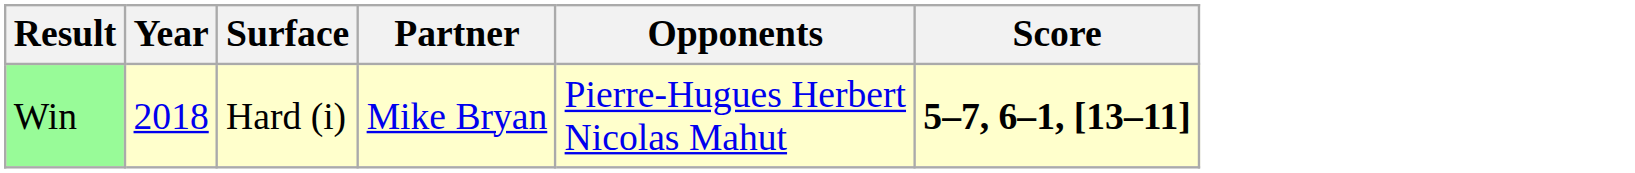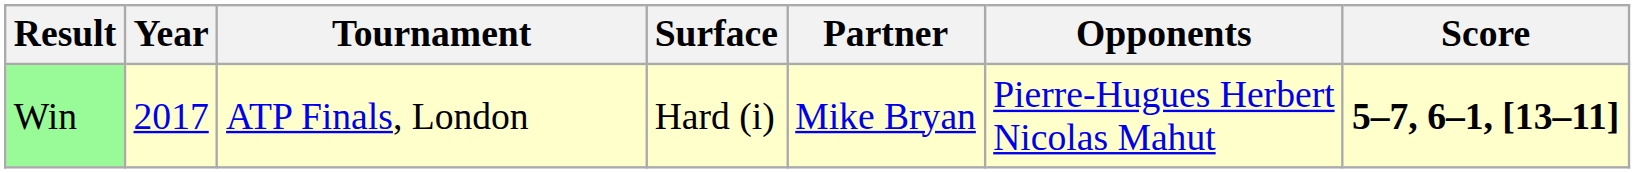+ column: (432, 34)
(171, 115) 2018 -> (171, 115) 2017
